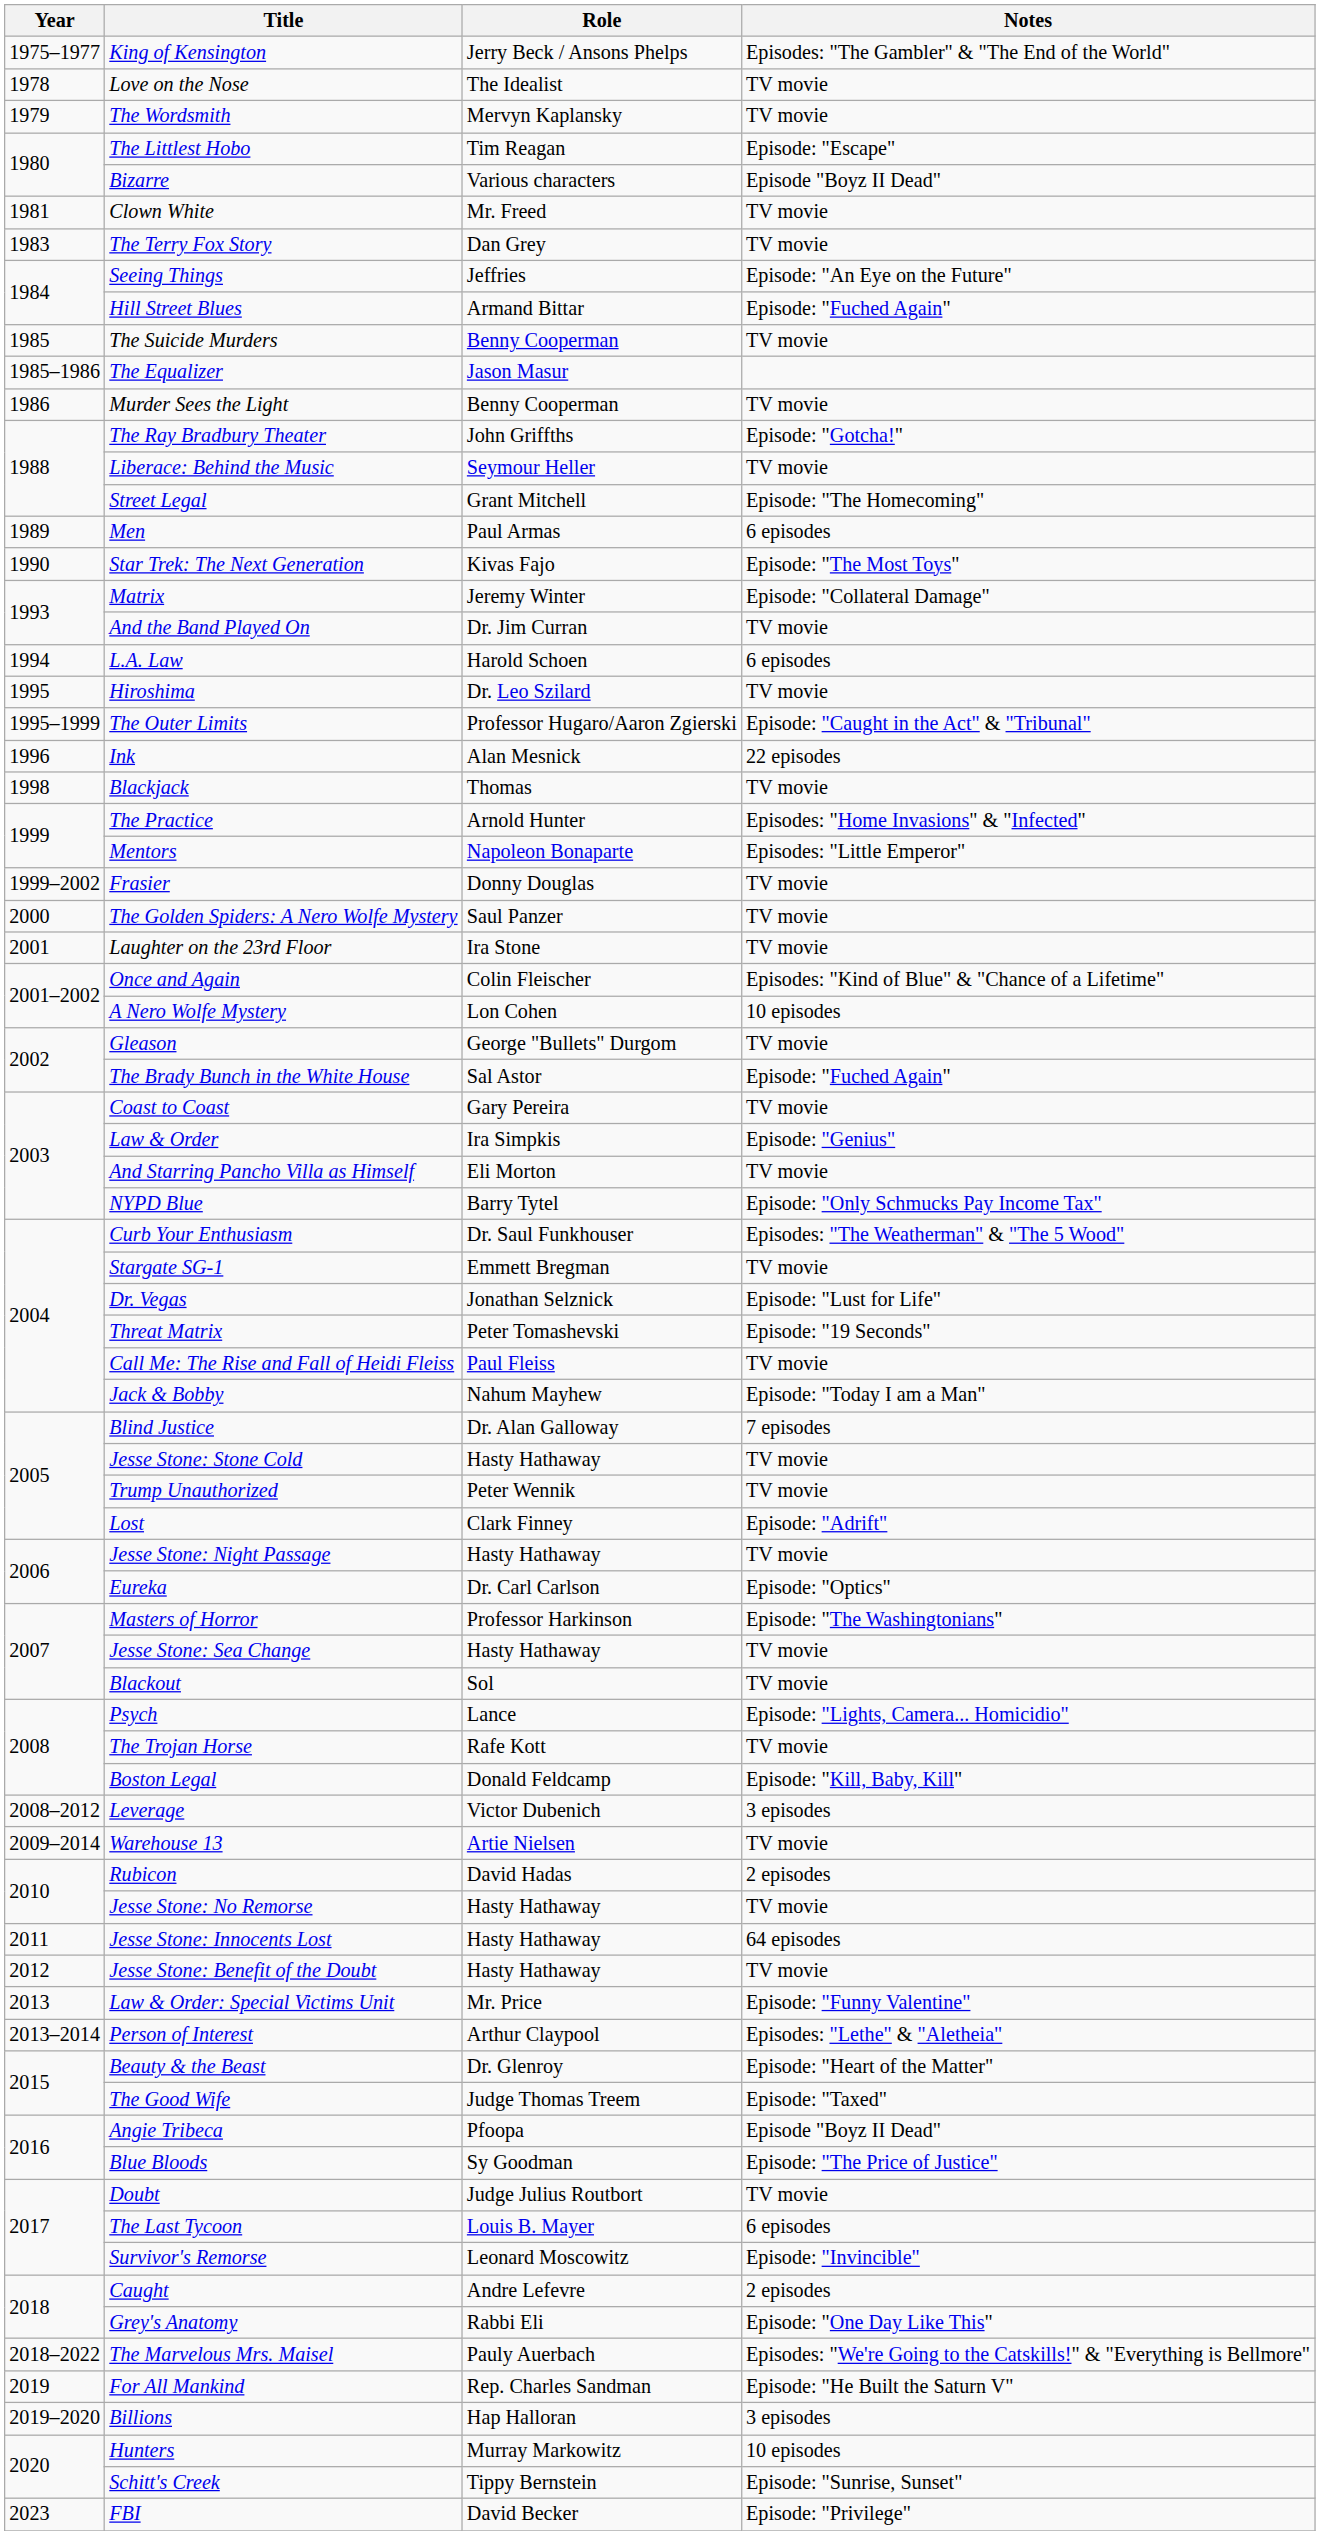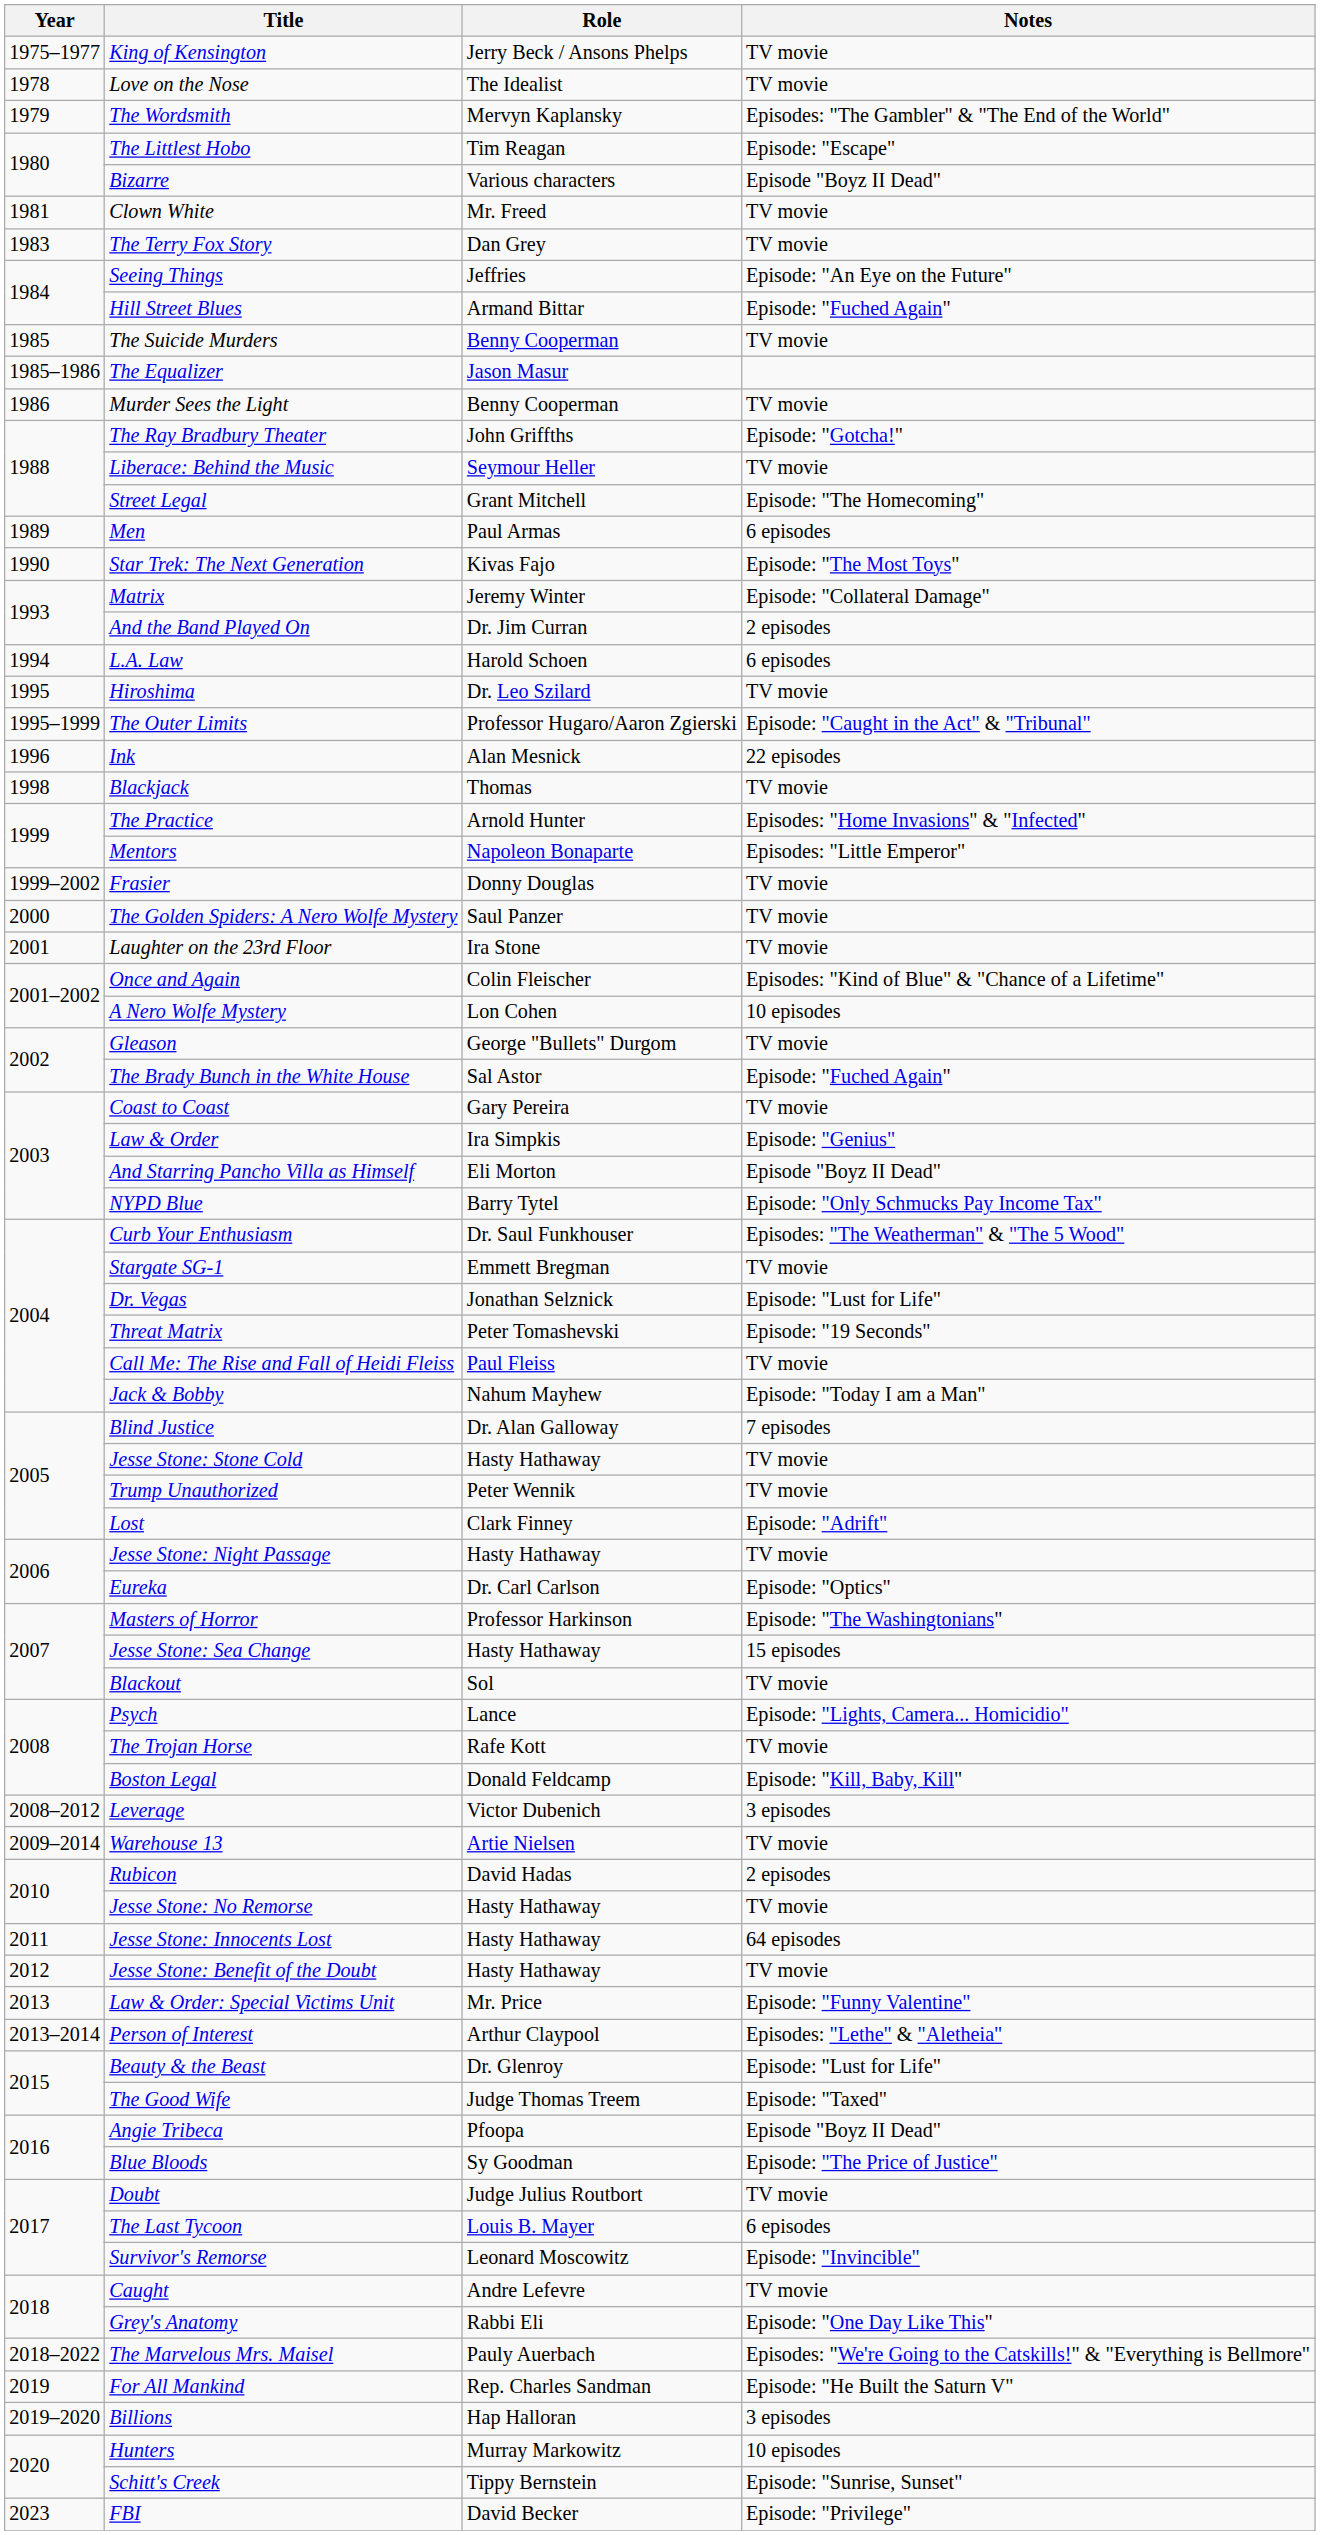(958, 52) Episodes: "The Gambler" & "The End of the World" -> (787, 52) TV movie
(787, 116) TV movie -> (958, 116) Episodes: "The Gambler" & "The End of the World"
(787, 627) TV movie -> (788, 627) 2 episodes
(787, 1171) TV movie -> (844, 1171) Episode "Boyz II Dead"
(787, 1651) TV movie -> (793, 1651) 15 episodes
(870, 2066) Episode: "Heart of the Matter" -> (844, 2066) Episode: "Lust for Life"
(788, 2290) 2 episodes -> (787, 2290) TV movie
